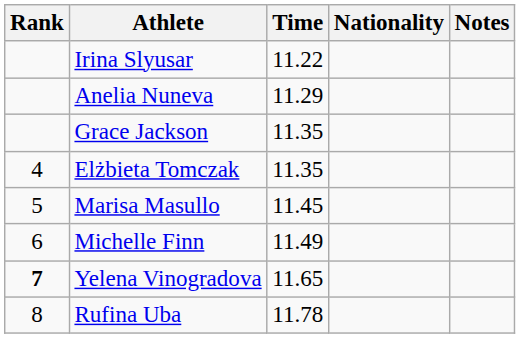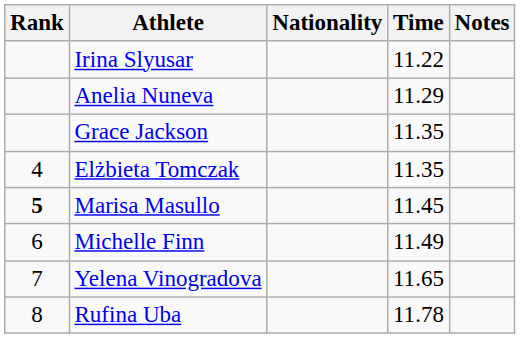columns swapped: (389, 22) <-> (298, 22)
(37, 205) normal -> (37, 205) bold
(37, 278) bold -> (37, 278) normal
